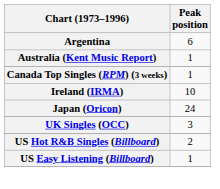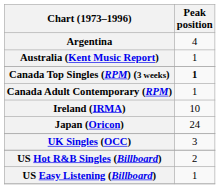(190, 41) 6 -> (195, 41) 4
(190, 74) normal -> (195, 74) bold
+ row: (89, 91)
